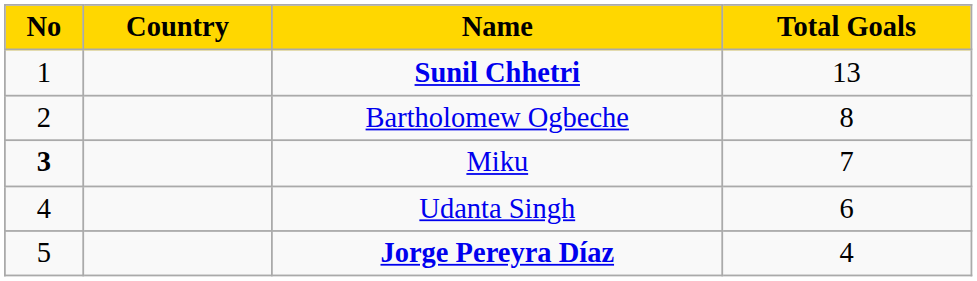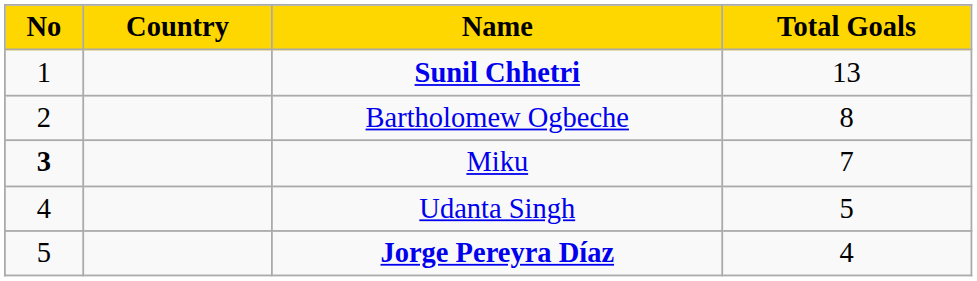(847, 207) 6 -> (847, 207) 5
